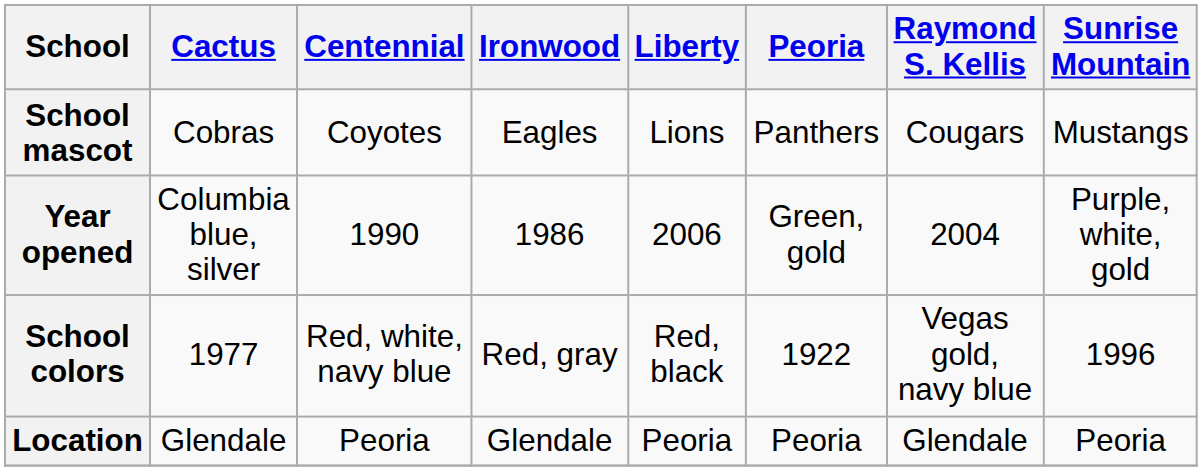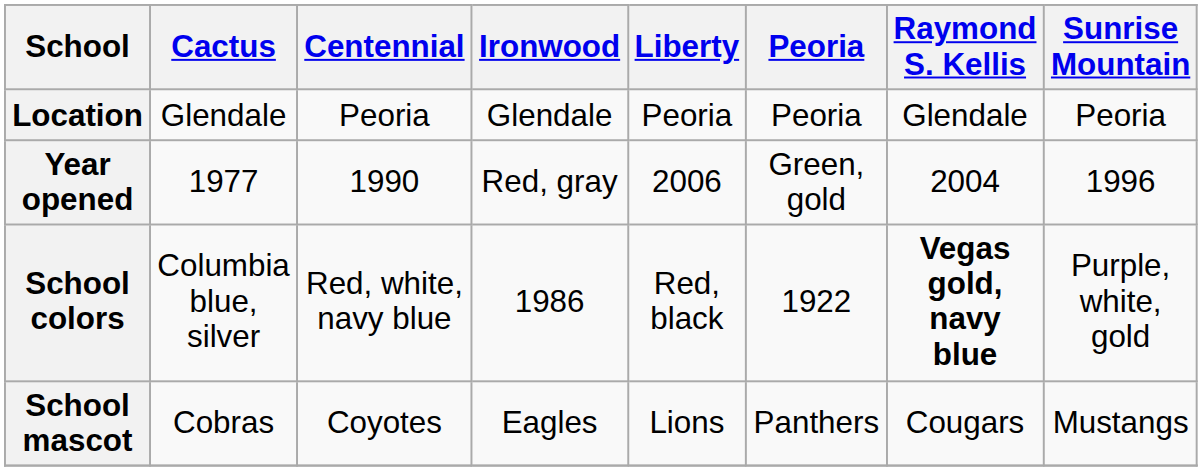rows swapped: (78, 439) <-> (78, 132)
(224, 234) Columbia blue, silver -> (224, 181) 1977
(550, 234) 1986 -> (550, 181) Red, gray
(1121, 234) Purple, white, gold -> (1121, 181) 1996
(224, 354) 1977 -> (224, 302) Columbia blue, silver
(550, 354) Red, gray -> (550, 302) 1986
(965, 354) normal -> (965, 302) bold
(1121, 354) 1996 -> (1121, 302) Purple, white, gold
